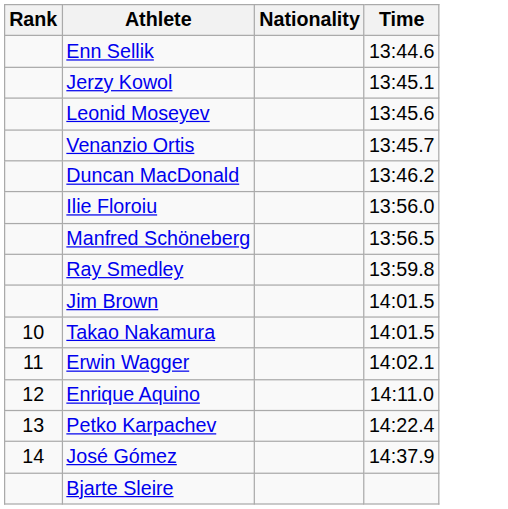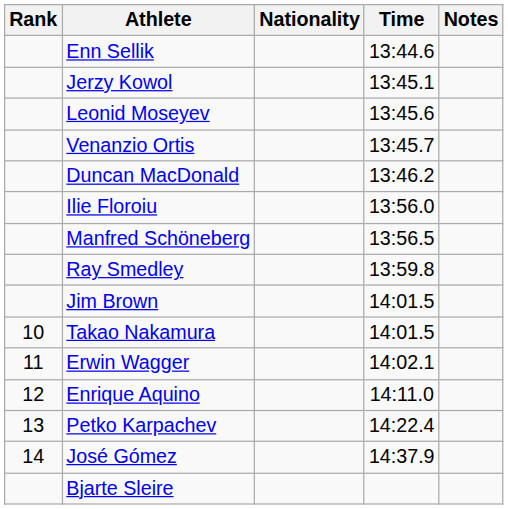+ column: (471, 20)
